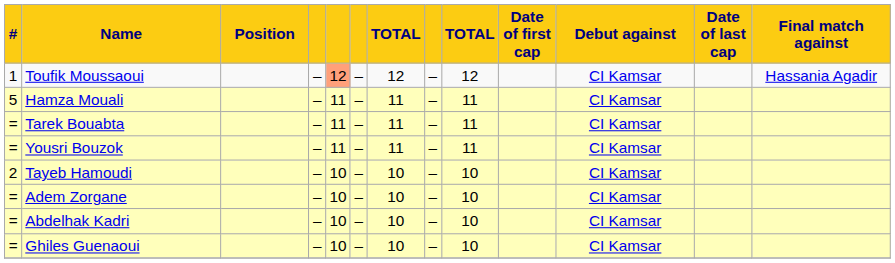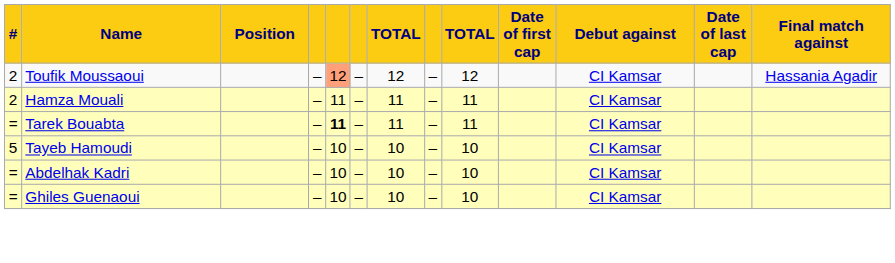(13, 75) 1 -> (13, 75) 2
(13, 100) 5 -> (13, 100) 2
(338, 124) normal -> (338, 124) bold
- row: (74, 148)
(13, 173) 2 -> (13, 148) 5
- row: (76, 197)
